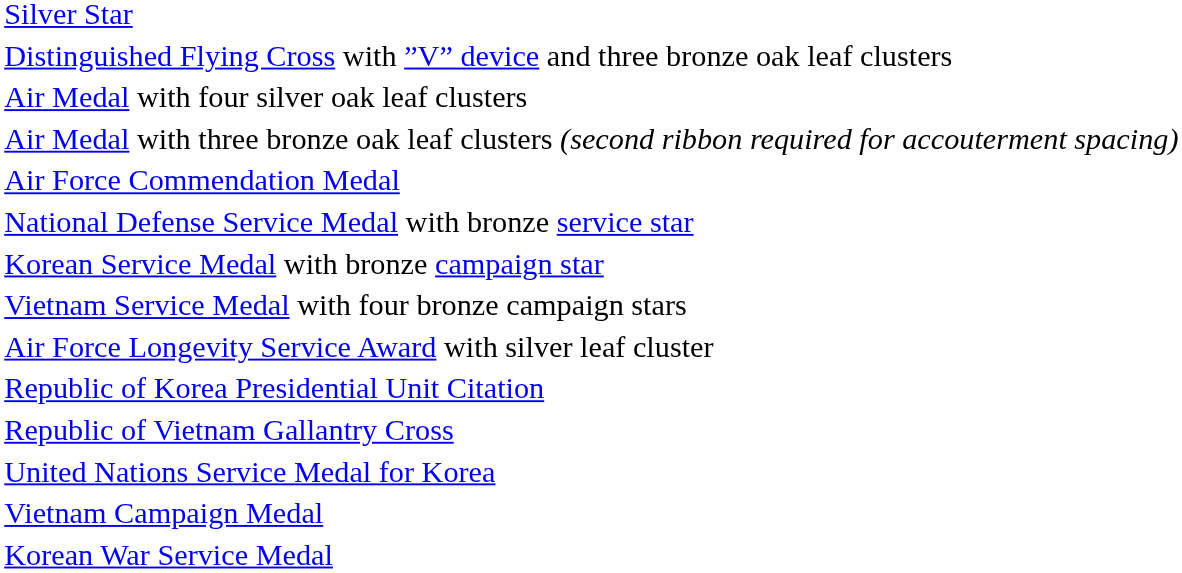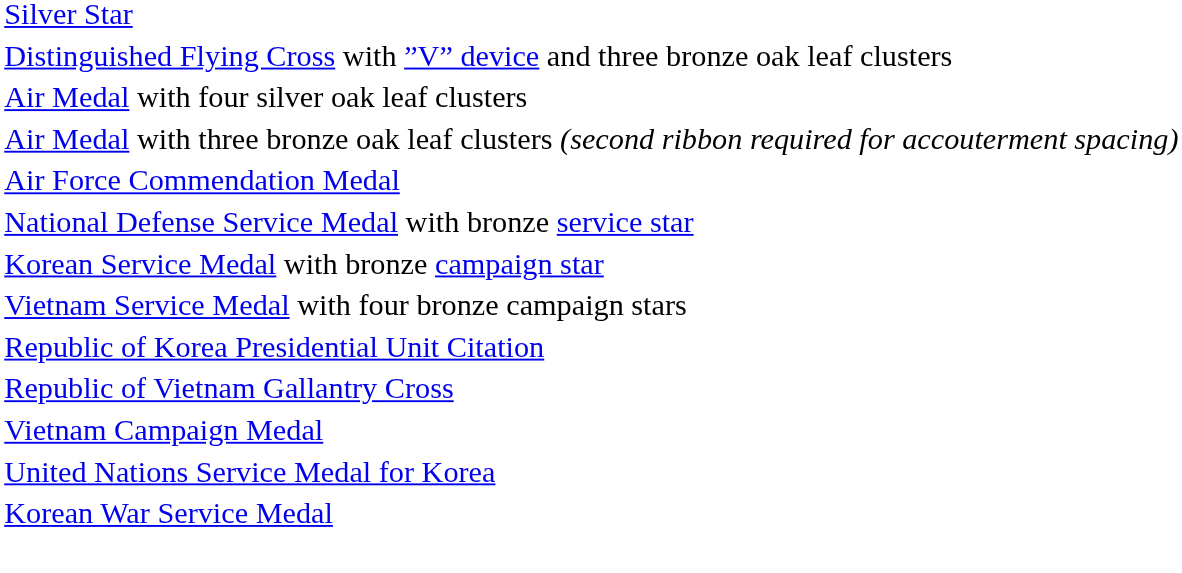- row: (359, 346)
rows swapped: (250, 471) <-> (164, 513)
